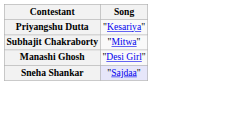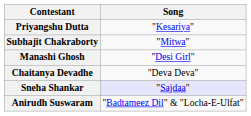+ row: (52, 73)
+ row: (52, 103)
